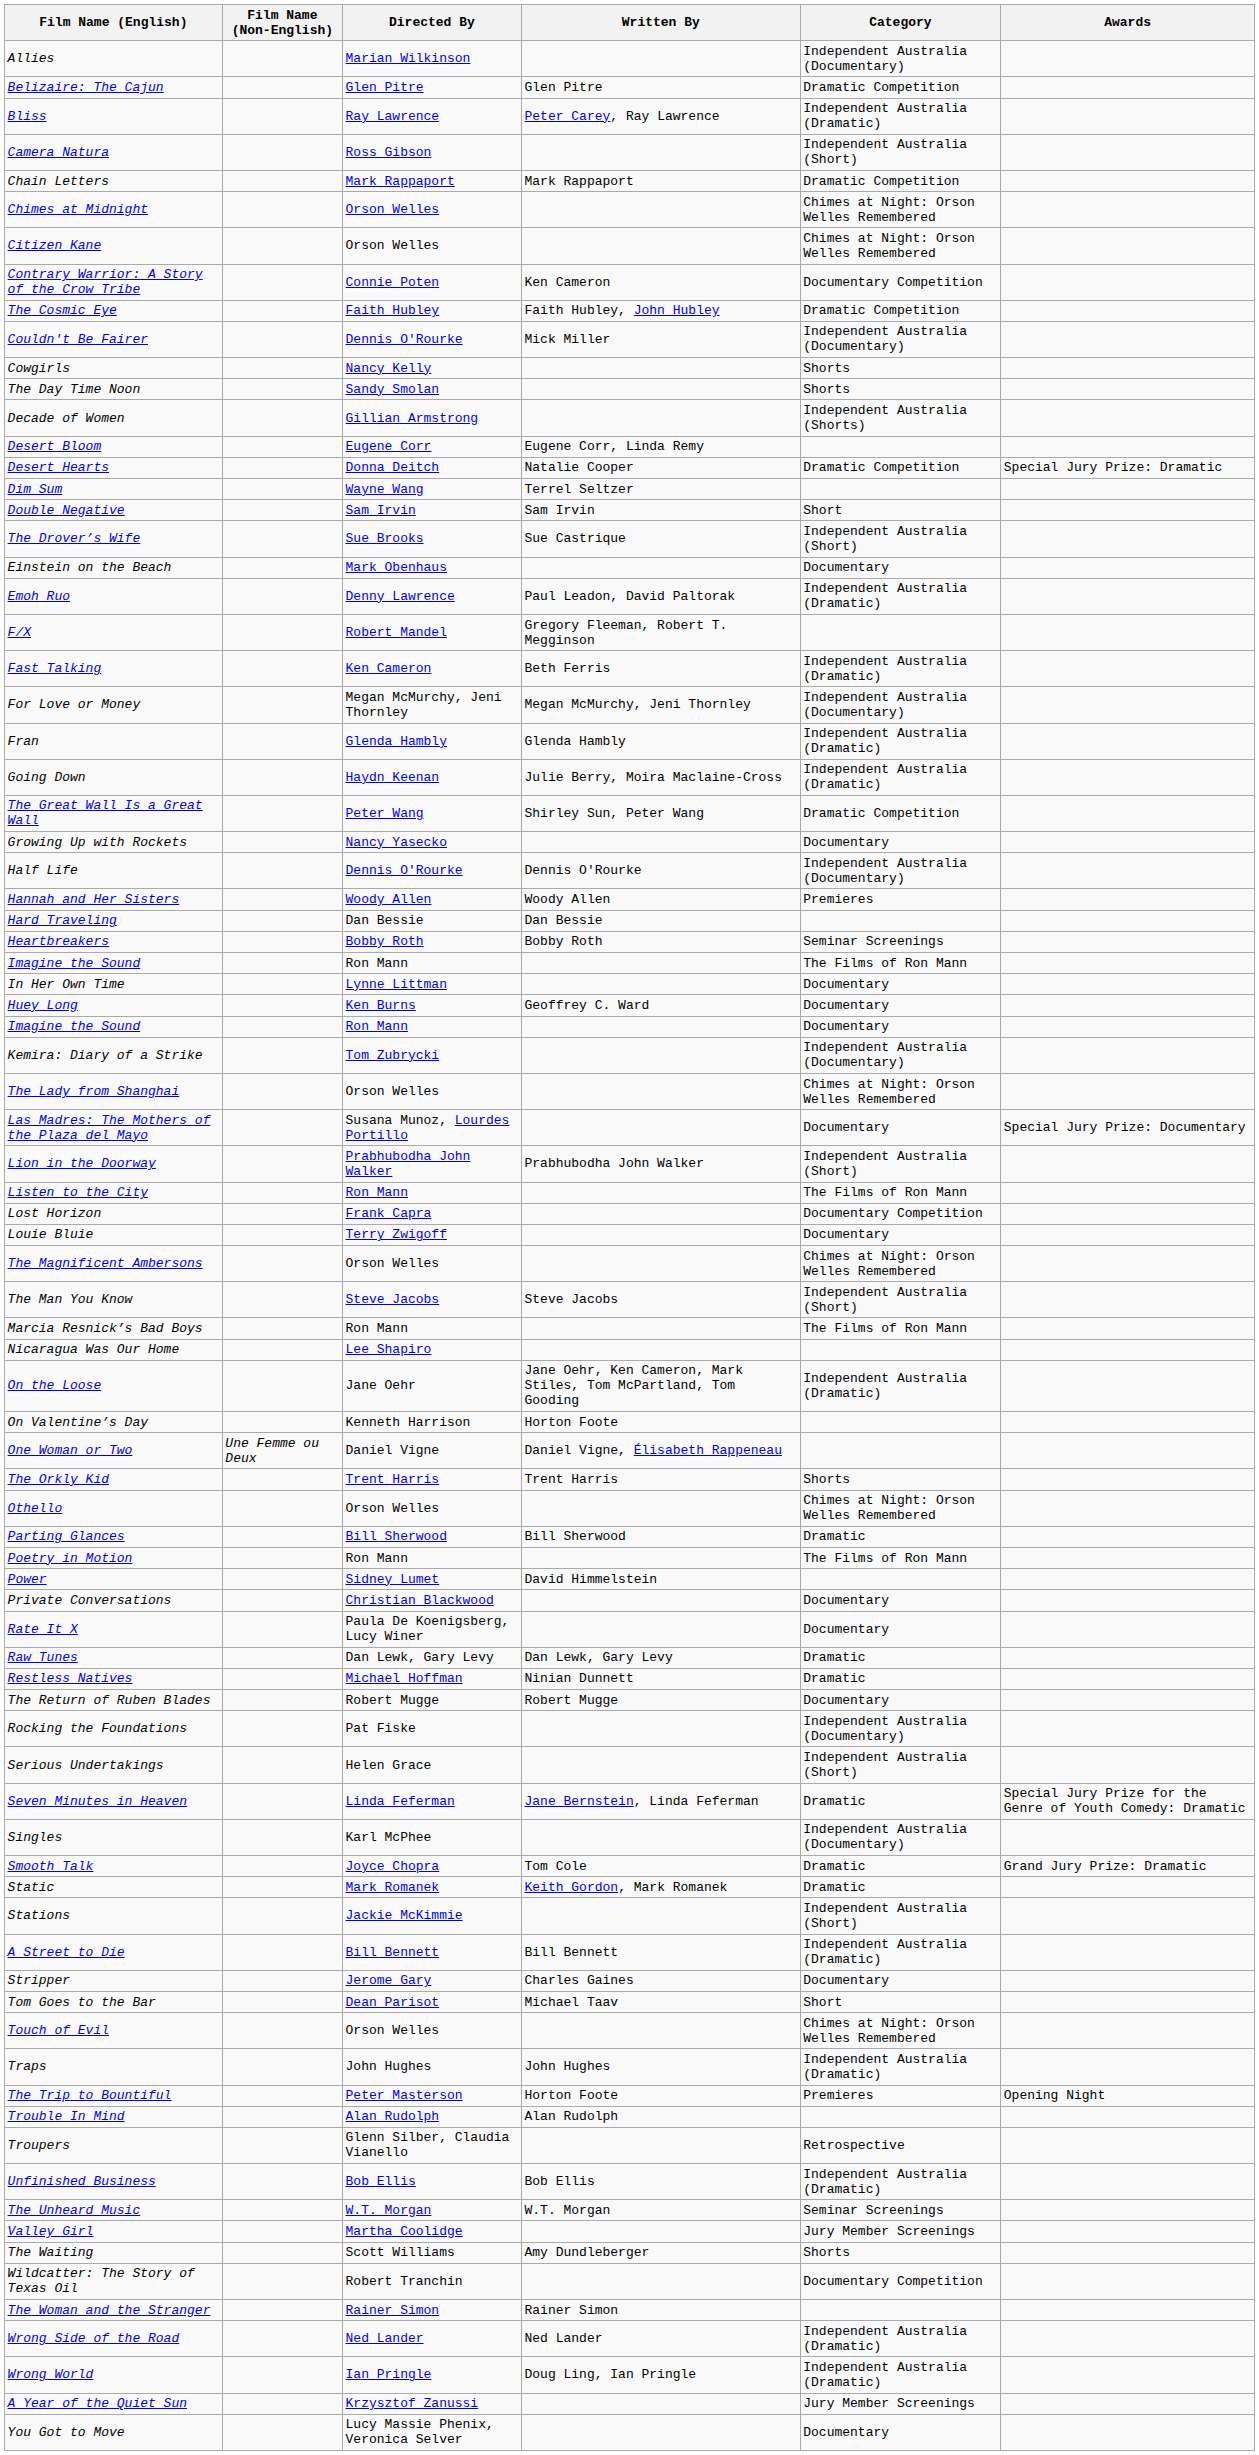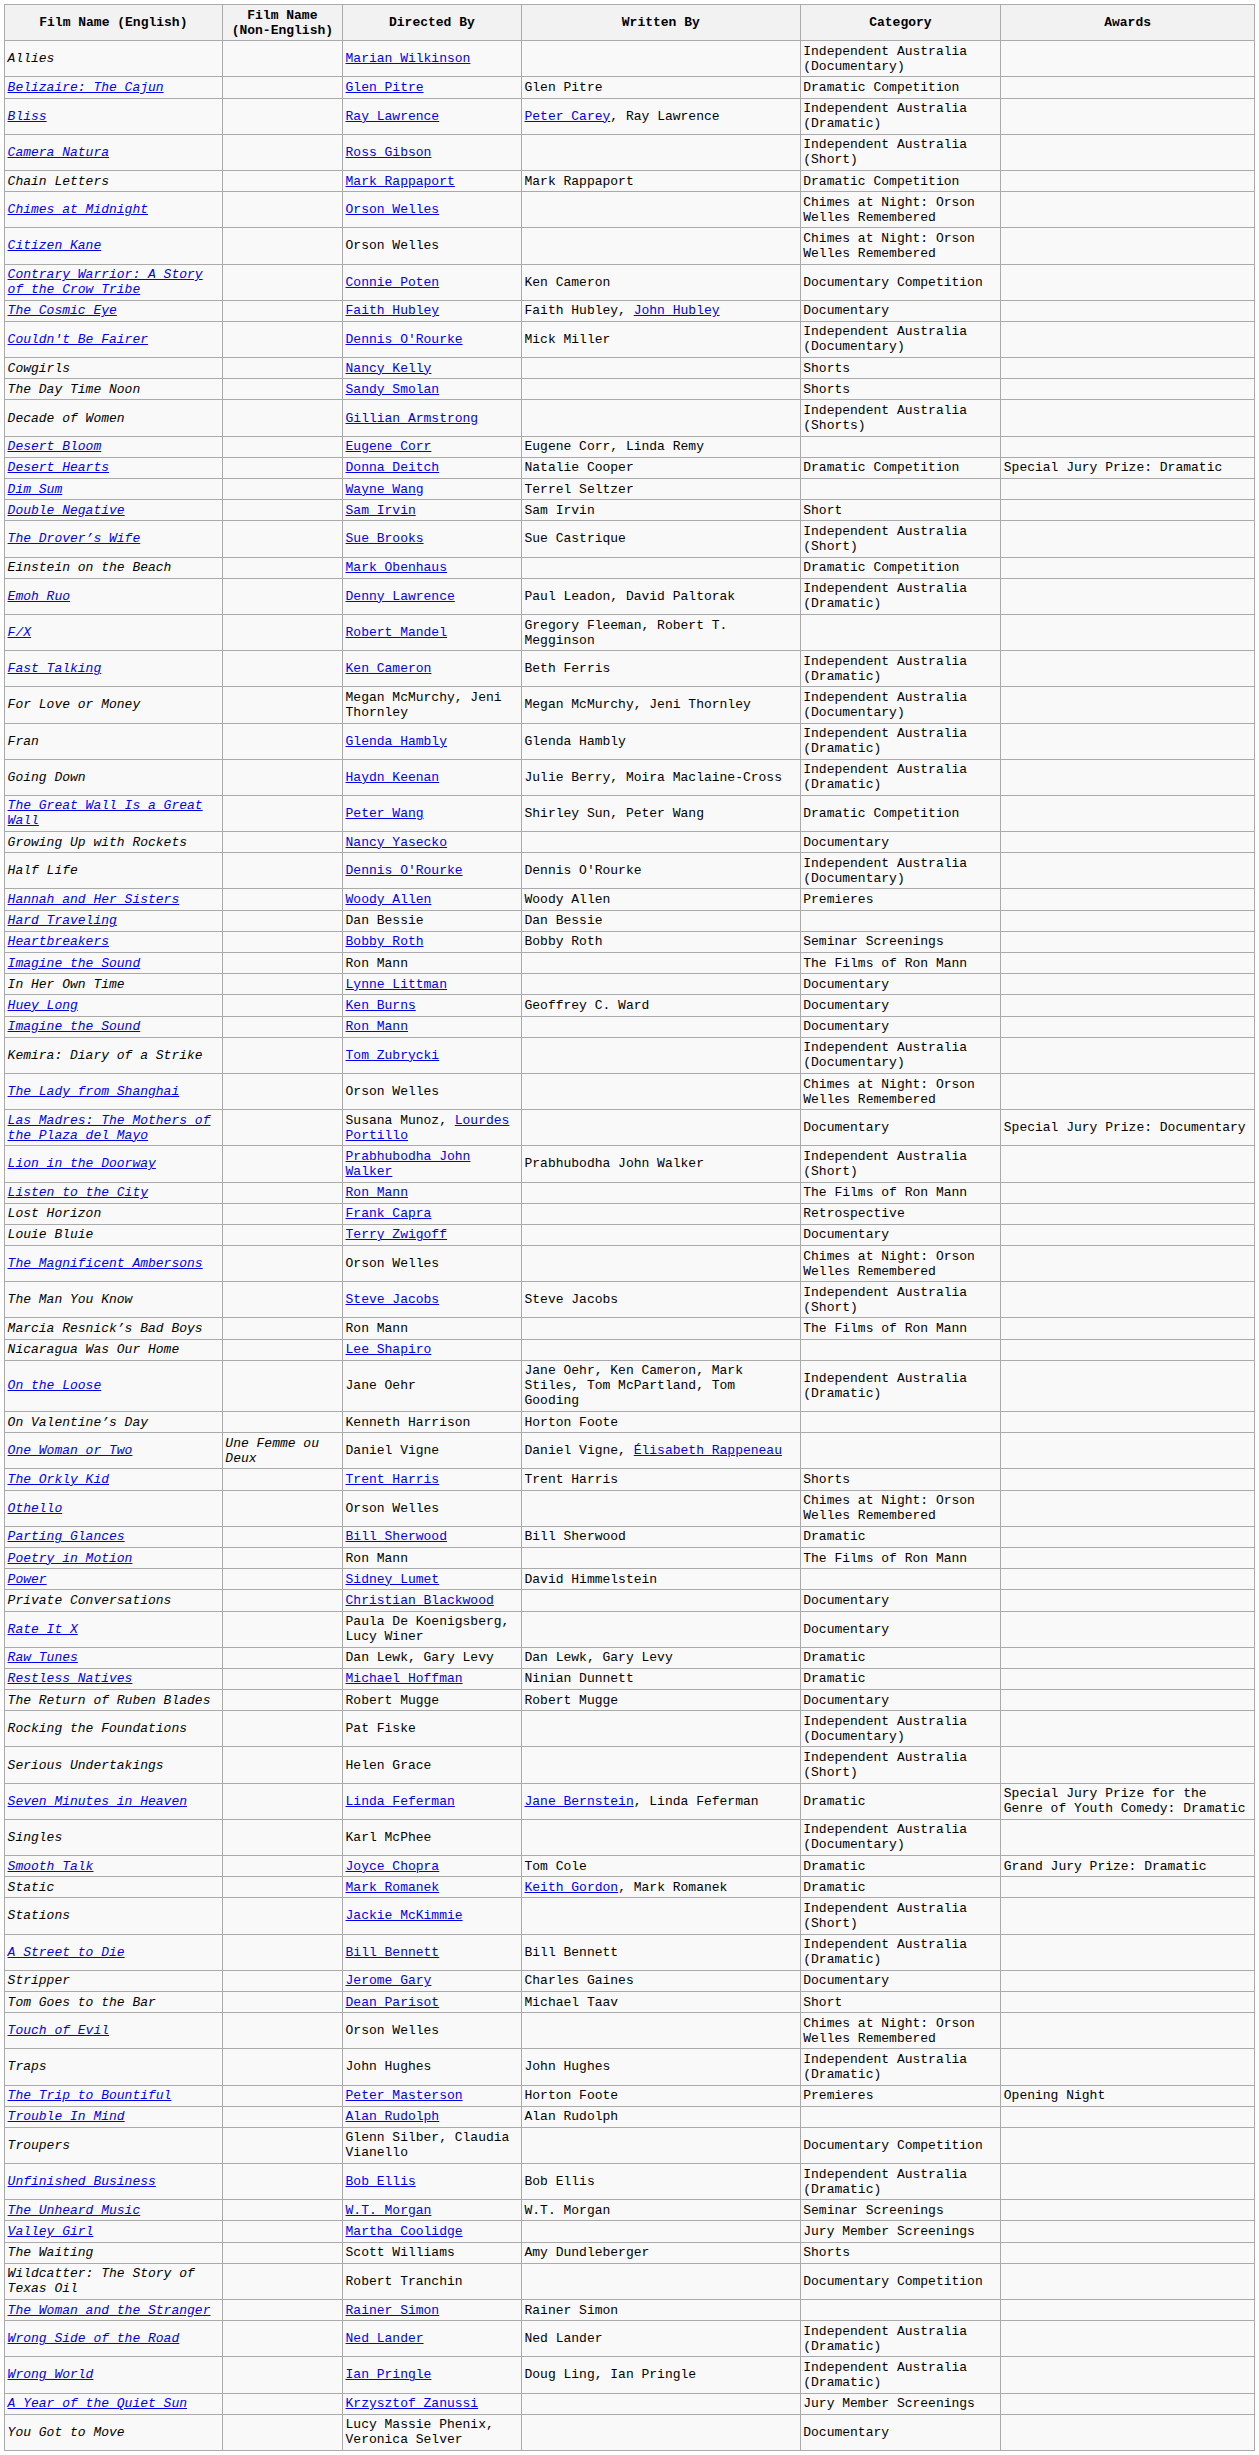(881, 311) Dramatic Competition -> (846, 311) Documentary
(846, 568) Documentary -> (881, 568) Dramatic Competition
(893, 1214) Documentary Competition -> (854, 1214) Retrospective
(854, 2145) Retrospective -> (893, 2145) Documentary Competition
